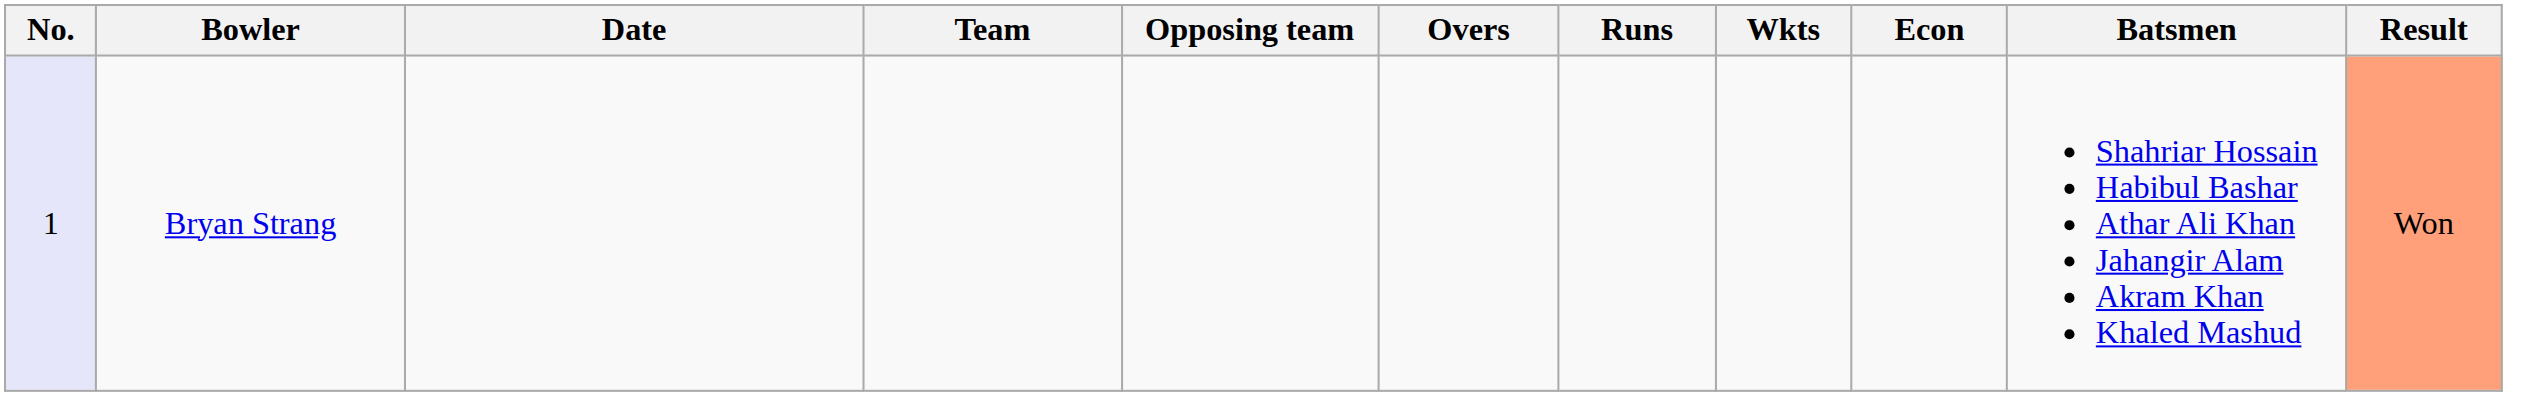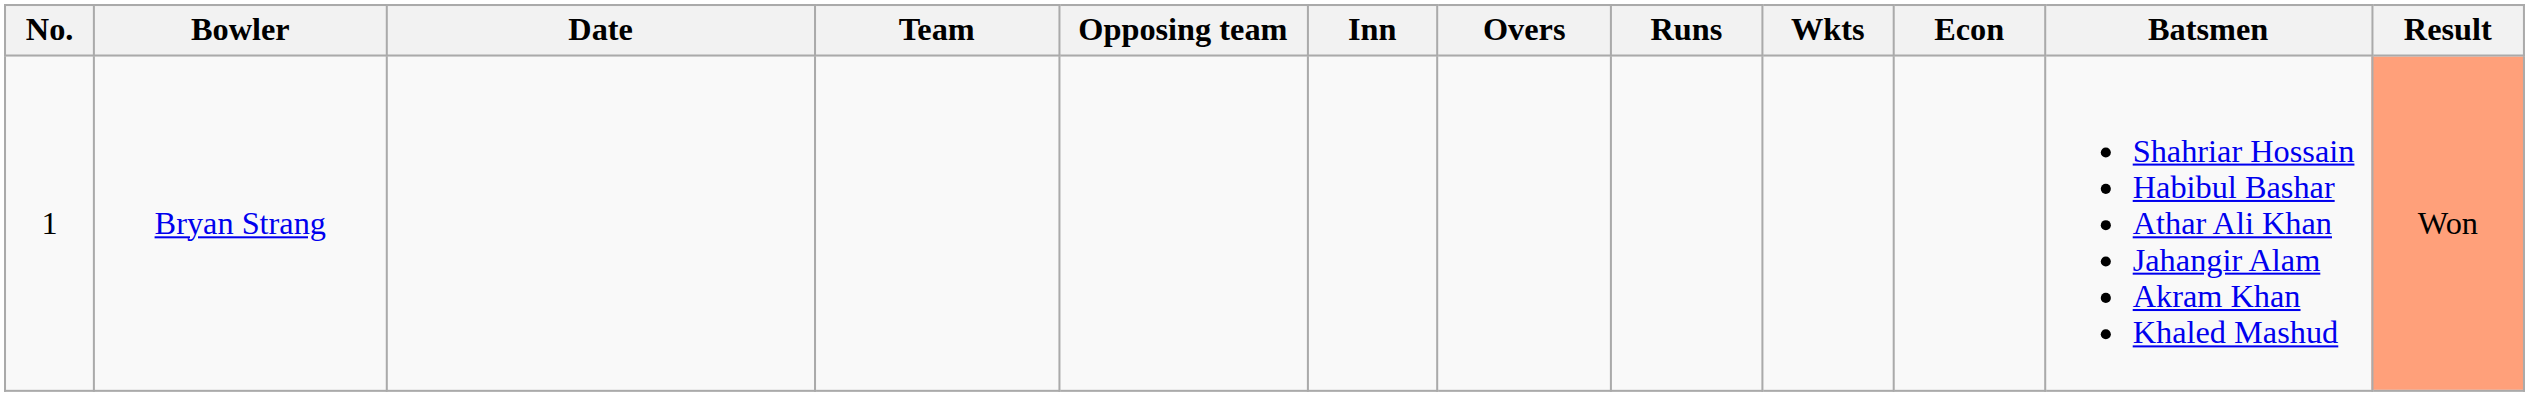+ column: (1372, 30)
(51, 222) lavender background -> (50, 222) no background
